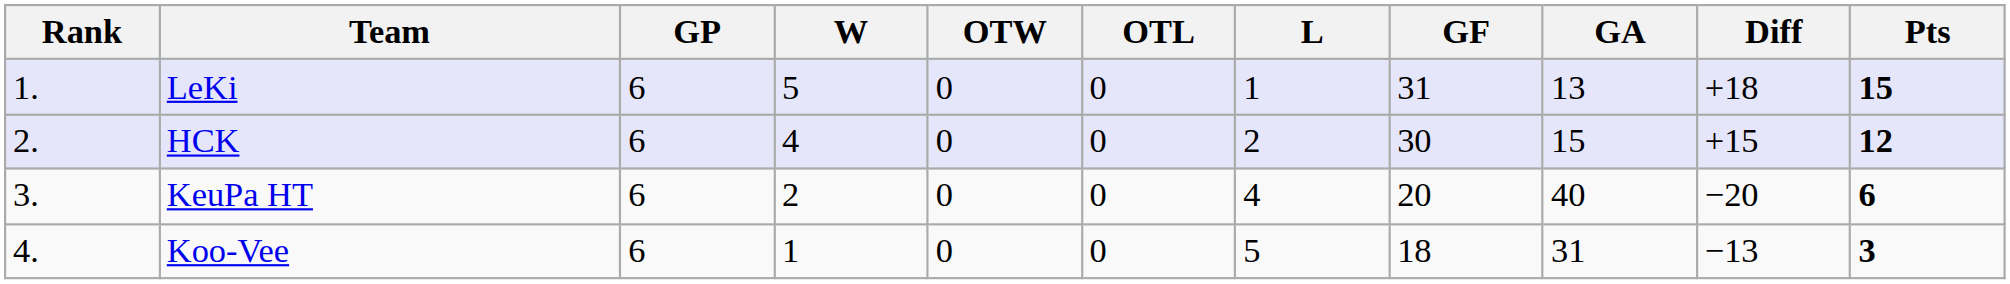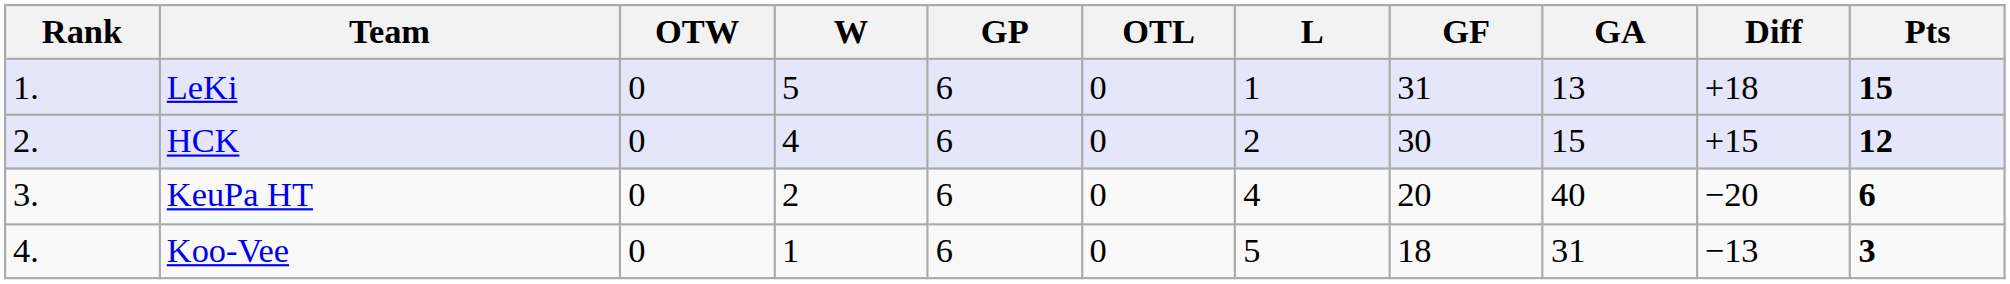columns swapped: (697, 31) <-> (1005, 31)
